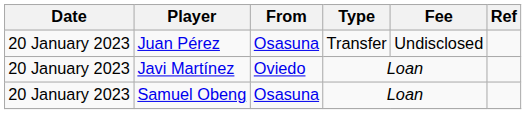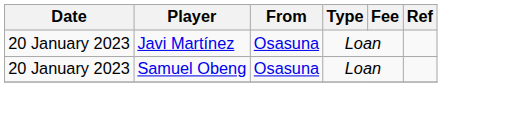- row: (179, 43)
(280, 69) Oviedo -> (286, 43) Osasuna
